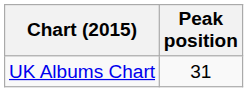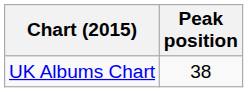(201, 71) 31 -> (201, 71) 38
